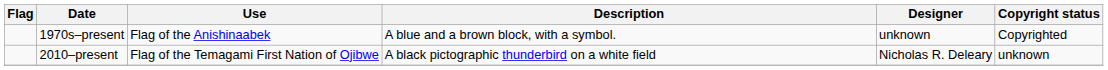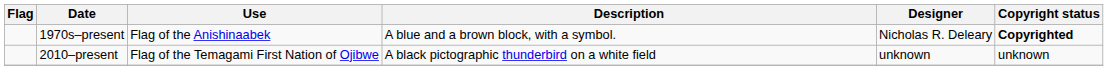(905, 34) unknown -> (936, 34) Nicholas R. Deleary
(1033, 34) normal -> (1036, 34) bold
(936, 55) Nicholas R. Deleary -> (905, 55) unknown
